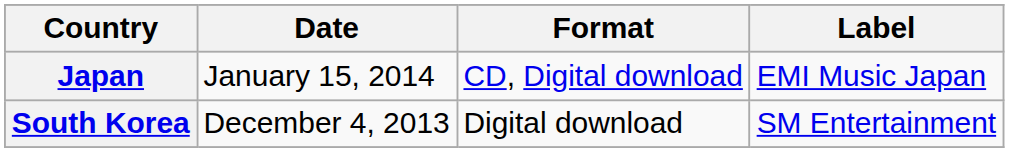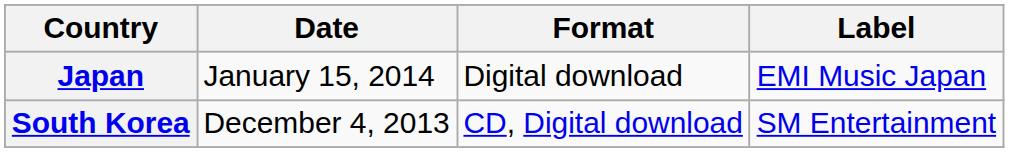(603, 75) CD, Digital download -> (573, 75) Digital download
(573, 123) Digital download -> (603, 123) CD, Digital download
